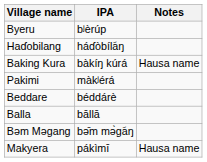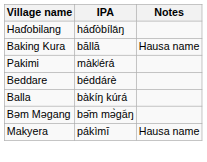- row: (21, 30)
(102, 64) bàkíŋ kúrá -> (88, 47) bāllā
(88, 115) bāllā -> (102, 98) bàkíŋ kúrá
